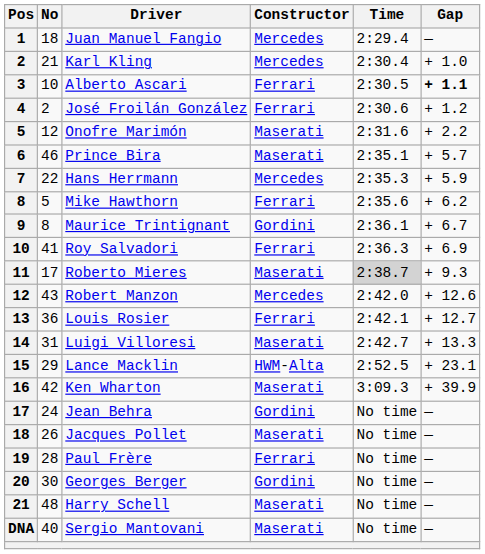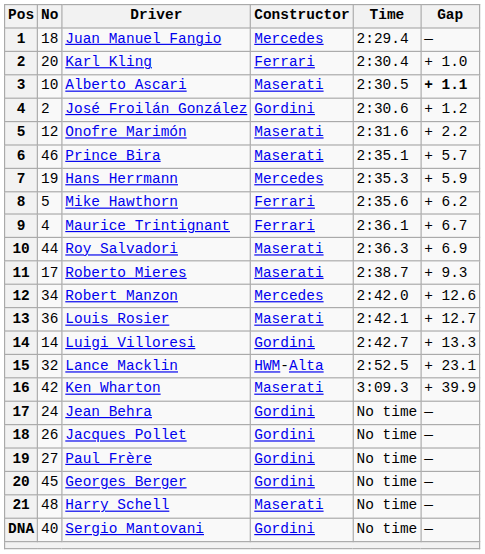(50, 63) 21 -> (50, 63) 20
(289, 63) Mercedes -> (285, 63) Ferrari
(285, 87) Ferrari -> (289, 87) Maserati
(285, 110) Ferrari -> (285, 110) Gordini
(50, 180) 22 -> (50, 180) 19
(45, 227) 8 -> (45, 227) 4
(285, 227) Gordini -> (285, 227) Ferrari
(50, 250) 41 -> (50, 250) 44
(285, 250) Ferrari -> (289, 250) Maserati
(383, 273) lightgrey background -> (383, 273) no background
(50, 297) 43 -> (50, 297) 34
(285, 320) Ferrari -> (289, 320) Maserati
(50, 343) 31 -> (50, 343) 14
(289, 343) Maserati -> (285, 343) Gordini
(50, 366) 29 -> (50, 366) 32
(289, 436) Maserati -> (285, 436) Gordini
(50, 460) 28 -> (50, 460) 27
(285, 460) Ferrari -> (285, 460) Gordini
(50, 483) 30 -> (50, 483) 45
(289, 530) Maserati -> (285, 530) Gordini
